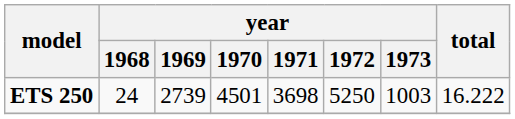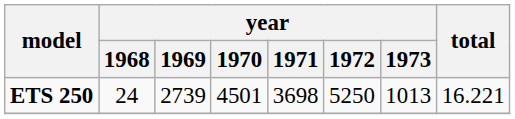(408, 95) 1003 -> (408, 95) 1013
(473, 95) 16.222 -> (473, 95) 16.221
